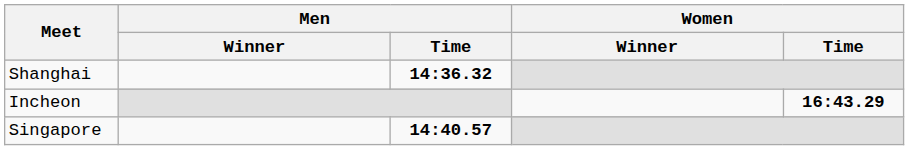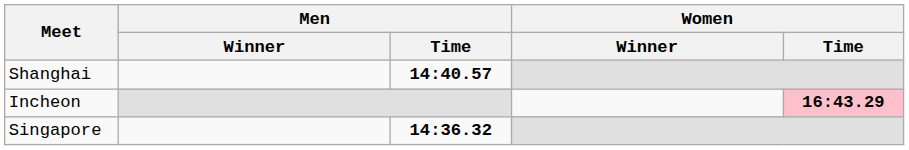(451, 75) 14:36.32 -> (451, 75) 14:40.57
(843, 103) no background -> (843, 103) pink background
(451, 131) 14:40.57 -> (451, 131) 14:36.32
